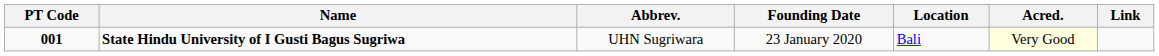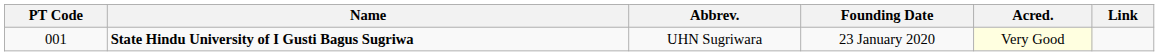- column: (941, 16)
(52, 39) bold -> (56, 39) normal
